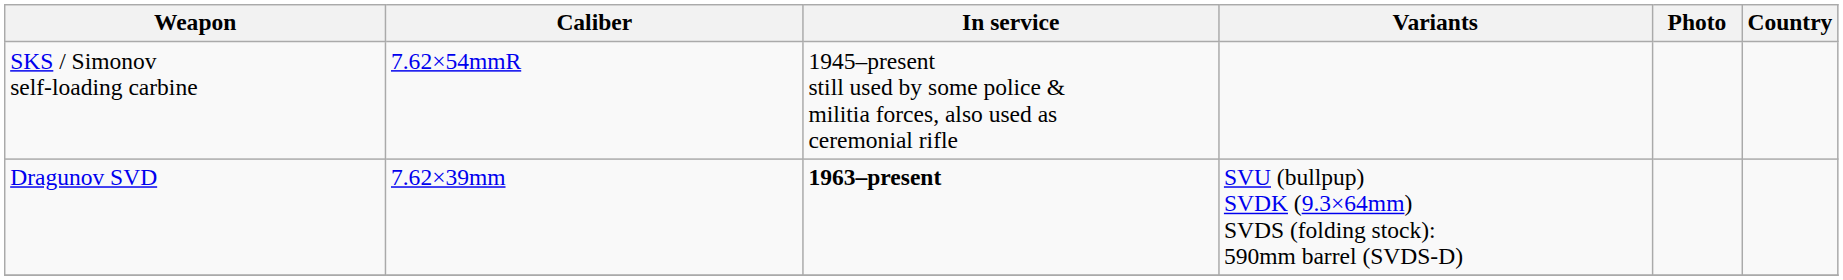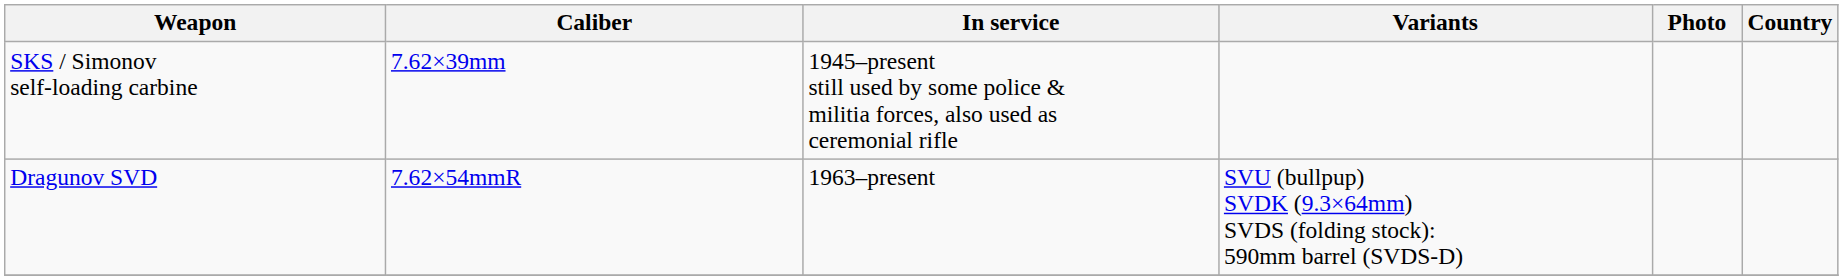(456, 60) 7.62×54mmR -> (448, 60) 7.62×39mm
(448, 177) 7.62×39mm -> (456, 177) 7.62×54mmR
(875, 177) bold -> (872, 177) normal
